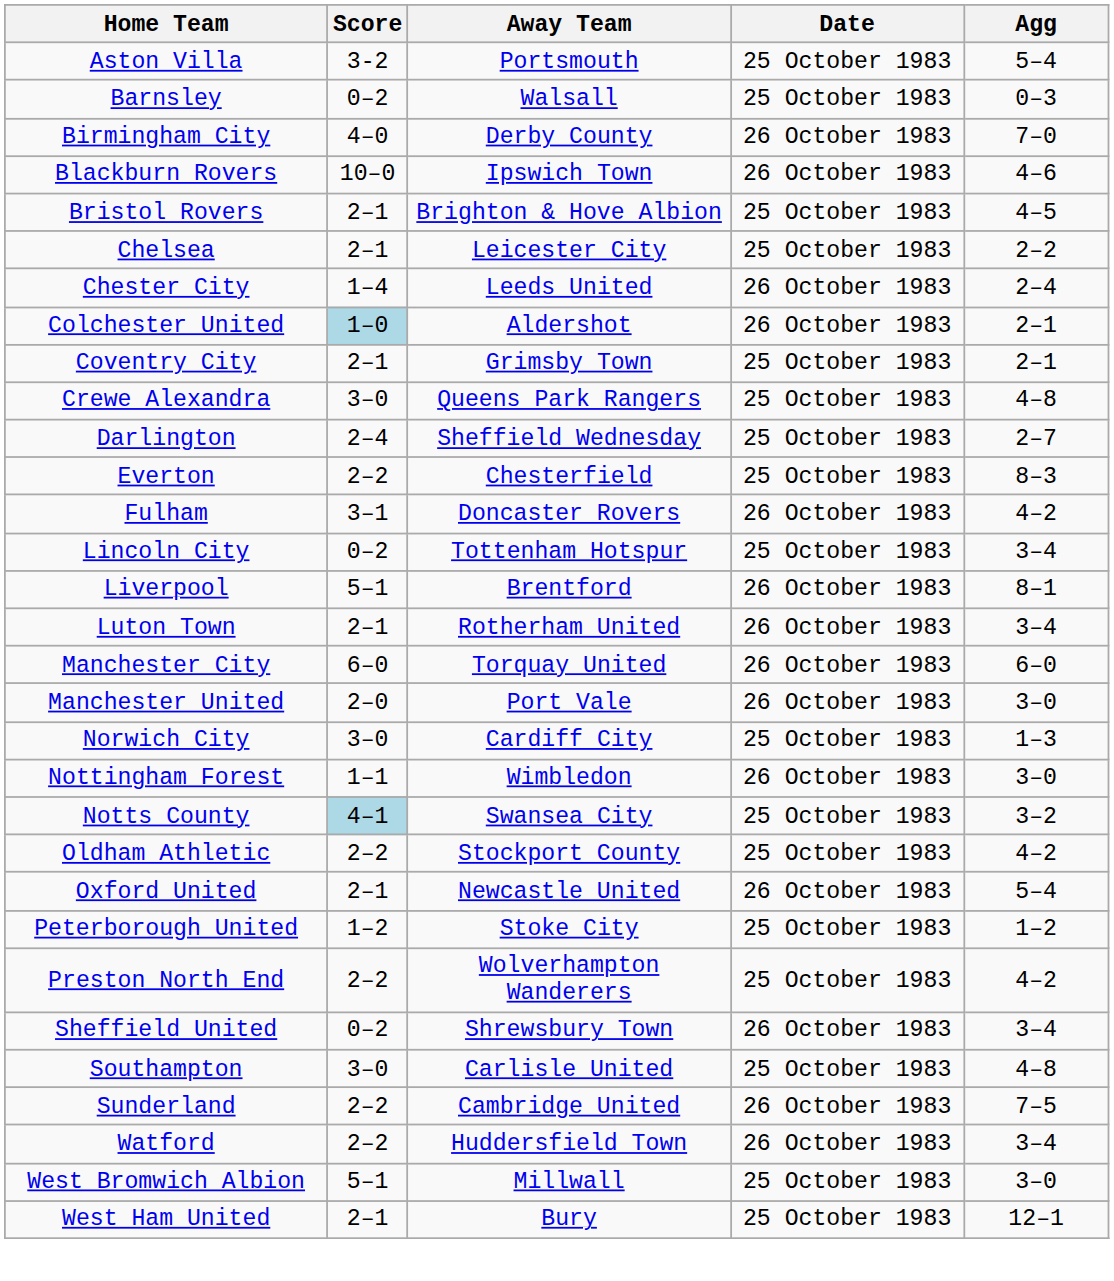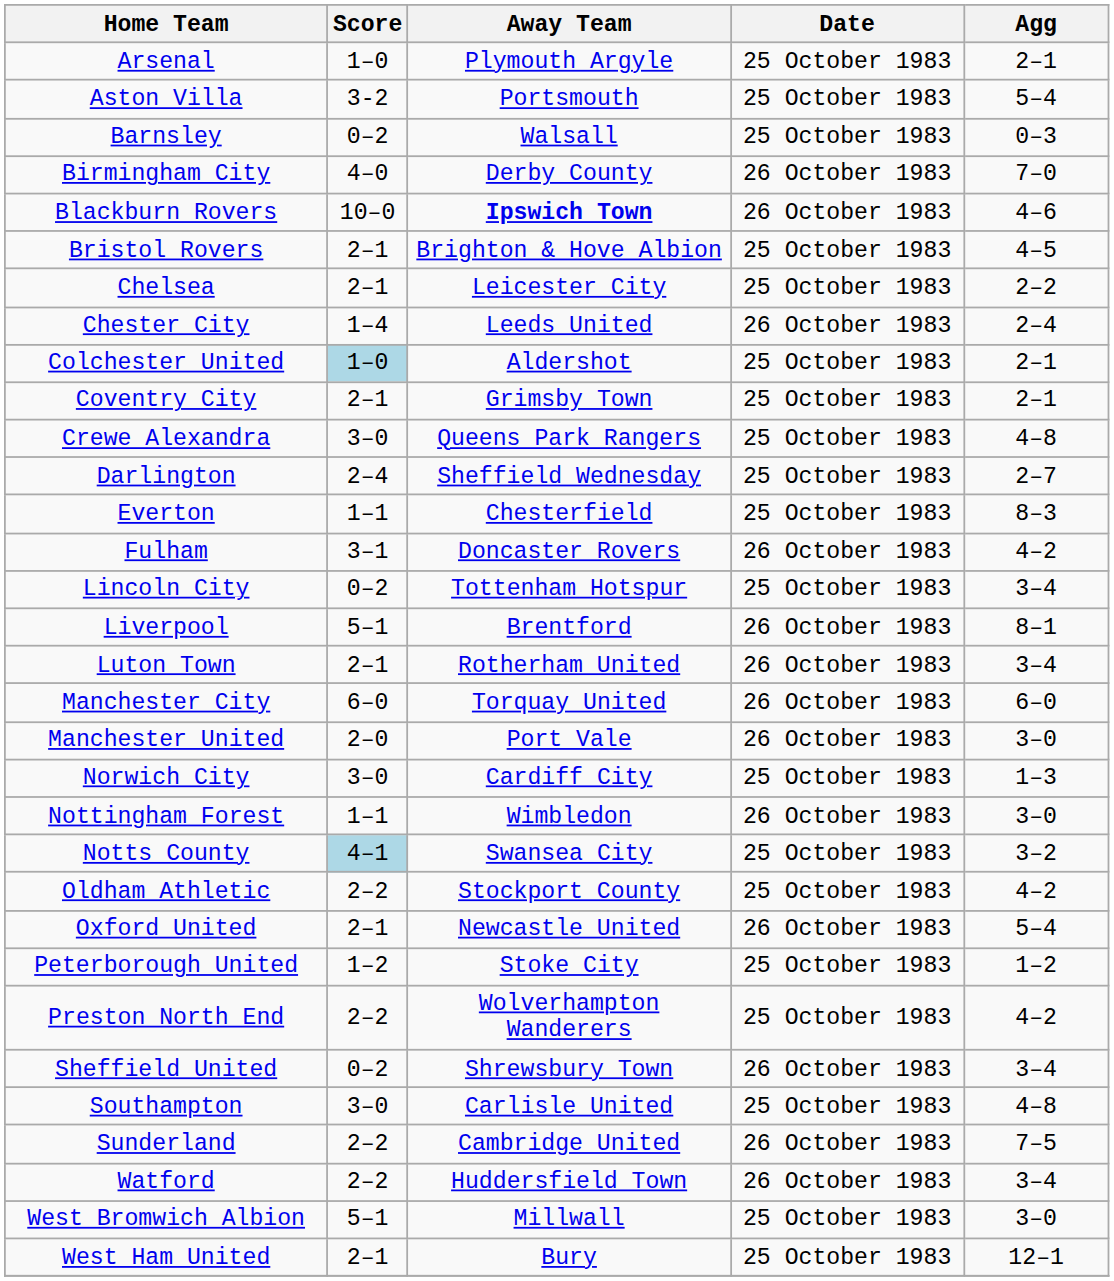+ row: (166, 61)
(569, 175) normal -> (569, 212) bold
(847, 325) 26 October 1983 -> (847, 363) 25 October 1983
(368, 476) 2–2 -> (368, 514) 1–1
